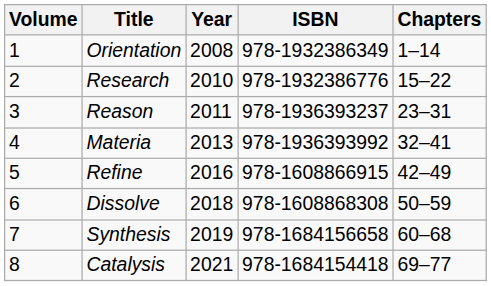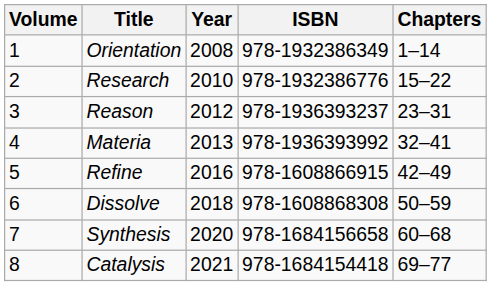(211, 111) 2011 -> (212, 111) 2012
(212, 234) 2019 -> (212, 234) 2020
